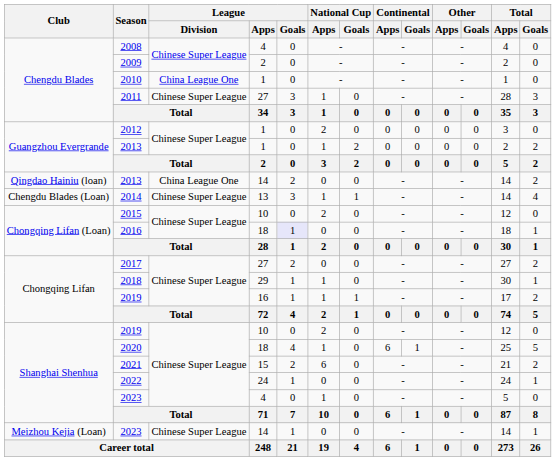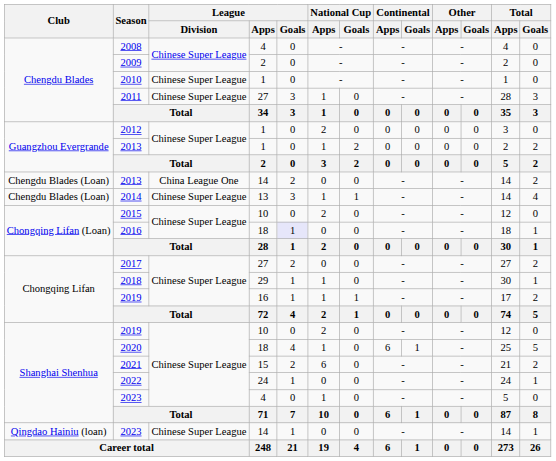(199, 79) China League One -> (199, 79) Chinese Super League
(59, 180) Qingdao Hainiu (loan) -> (59, 180) Chengdu Blades (Loan)
(59, 431) Meizhou Kejia (Loan) -> (59, 431) Qingdao Hainiu (loan)
